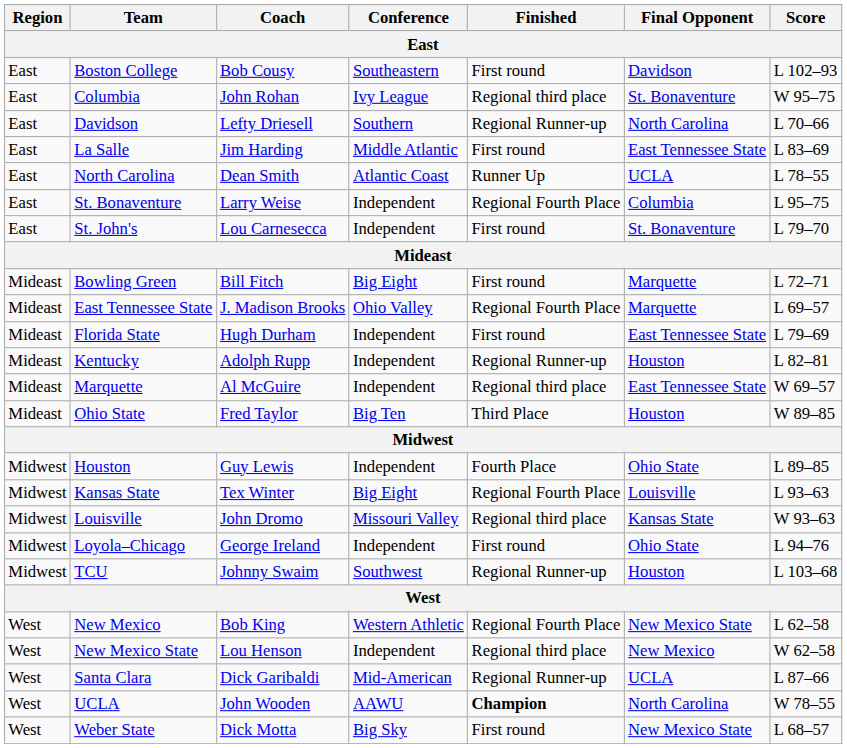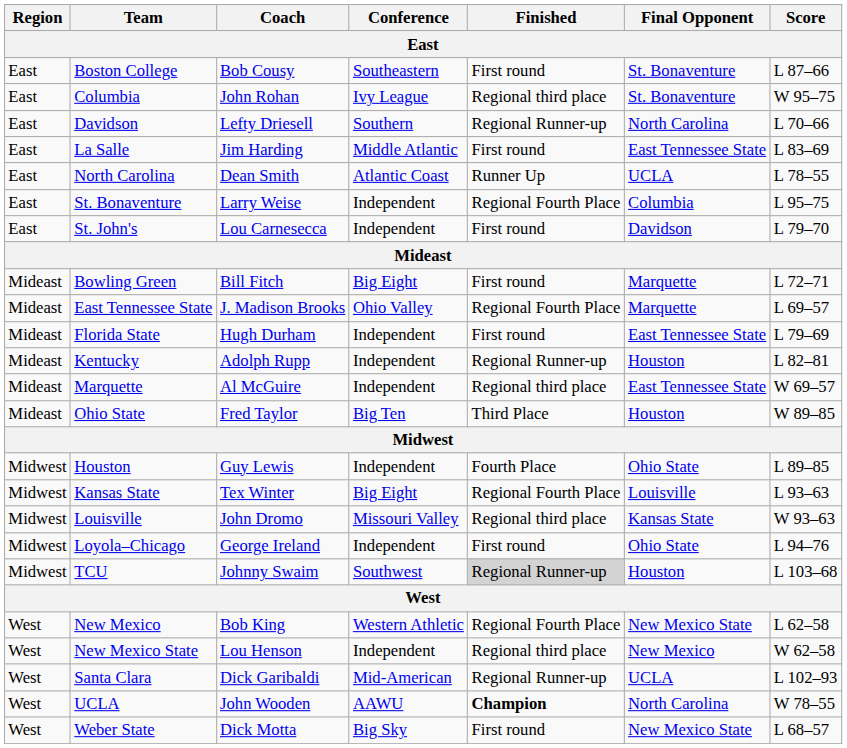(660, 70) Davidson -> (682, 70) St. Bonaventure
(806, 70) L 102–93 -> (801, 70) L 87–66
(682, 228) St. Bonaventure -> (660, 228) Davidson
(539, 571) no background -> (539, 571) lightgrey background
(801, 677) L 87–66 -> (806, 677) L 102–93
